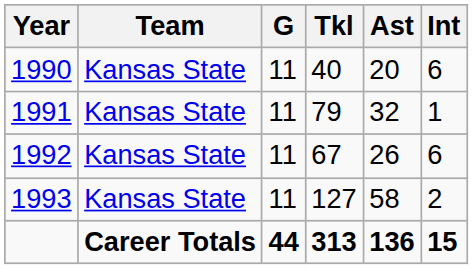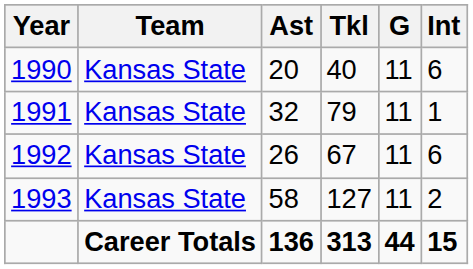columns swapped: (284, 26) <-> (392, 26)
